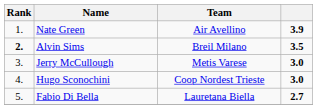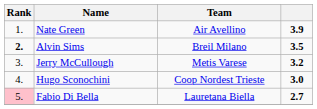(297, 63) 3.0 -> (297, 63) 3.2
(19, 96) no background -> (19, 96) pink background
